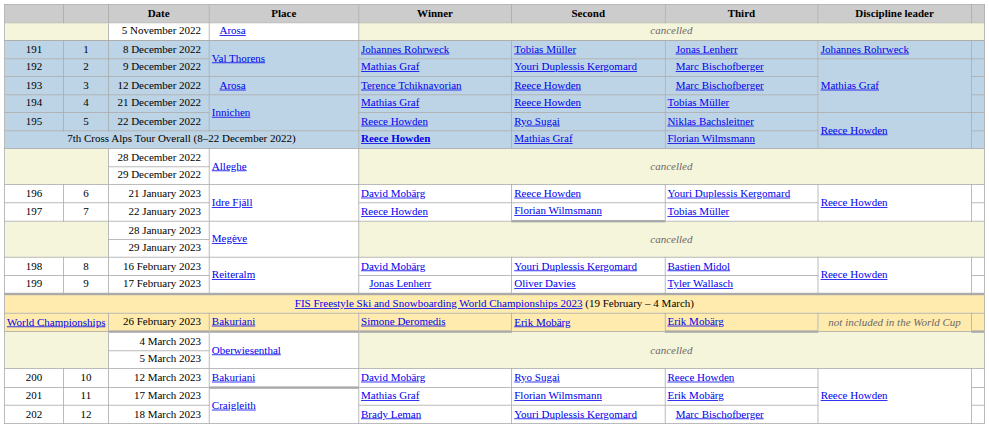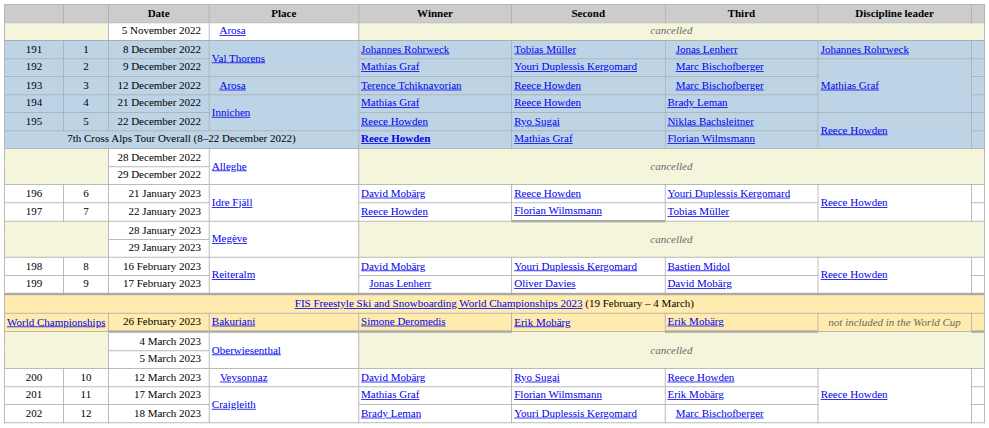(698, 103) Tobias Müller -> (698, 103) Brady Leman
(700, 284) Tyler Wallasch -> (700, 284) David Mobärg
(234, 377) Bakuriani -> (240, 377) Veysonnaz
